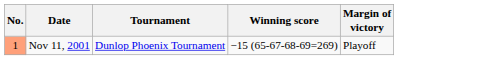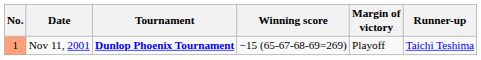+ column: (440, 20)
(160, 45) normal -> (165, 45) bold
